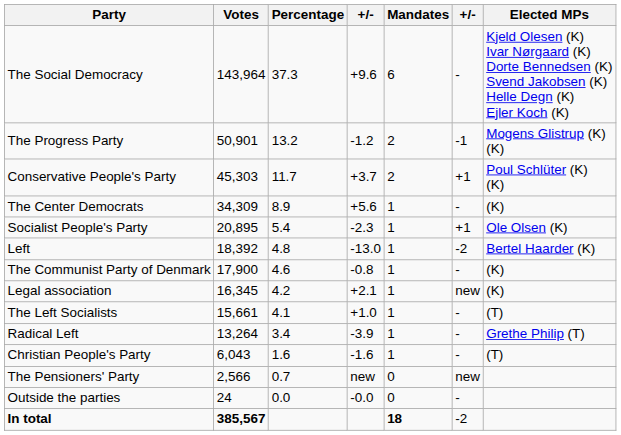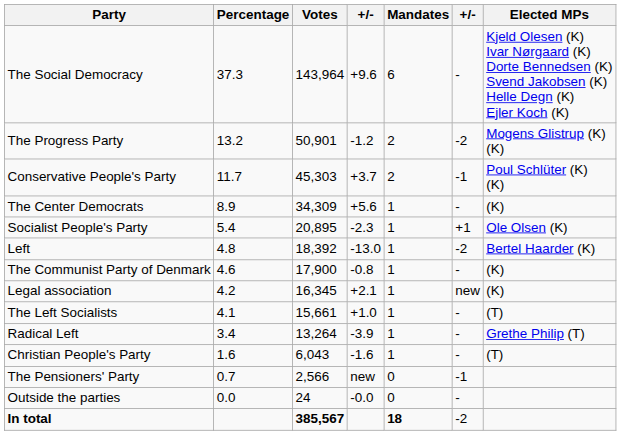columns swapped: (241, 15) <-> (308, 15)
(461, 140) -1 -> (461, 140) -2
(463, 177) +1 -> (461, 177) -1
(468, 376) new -> (461, 376) -1
